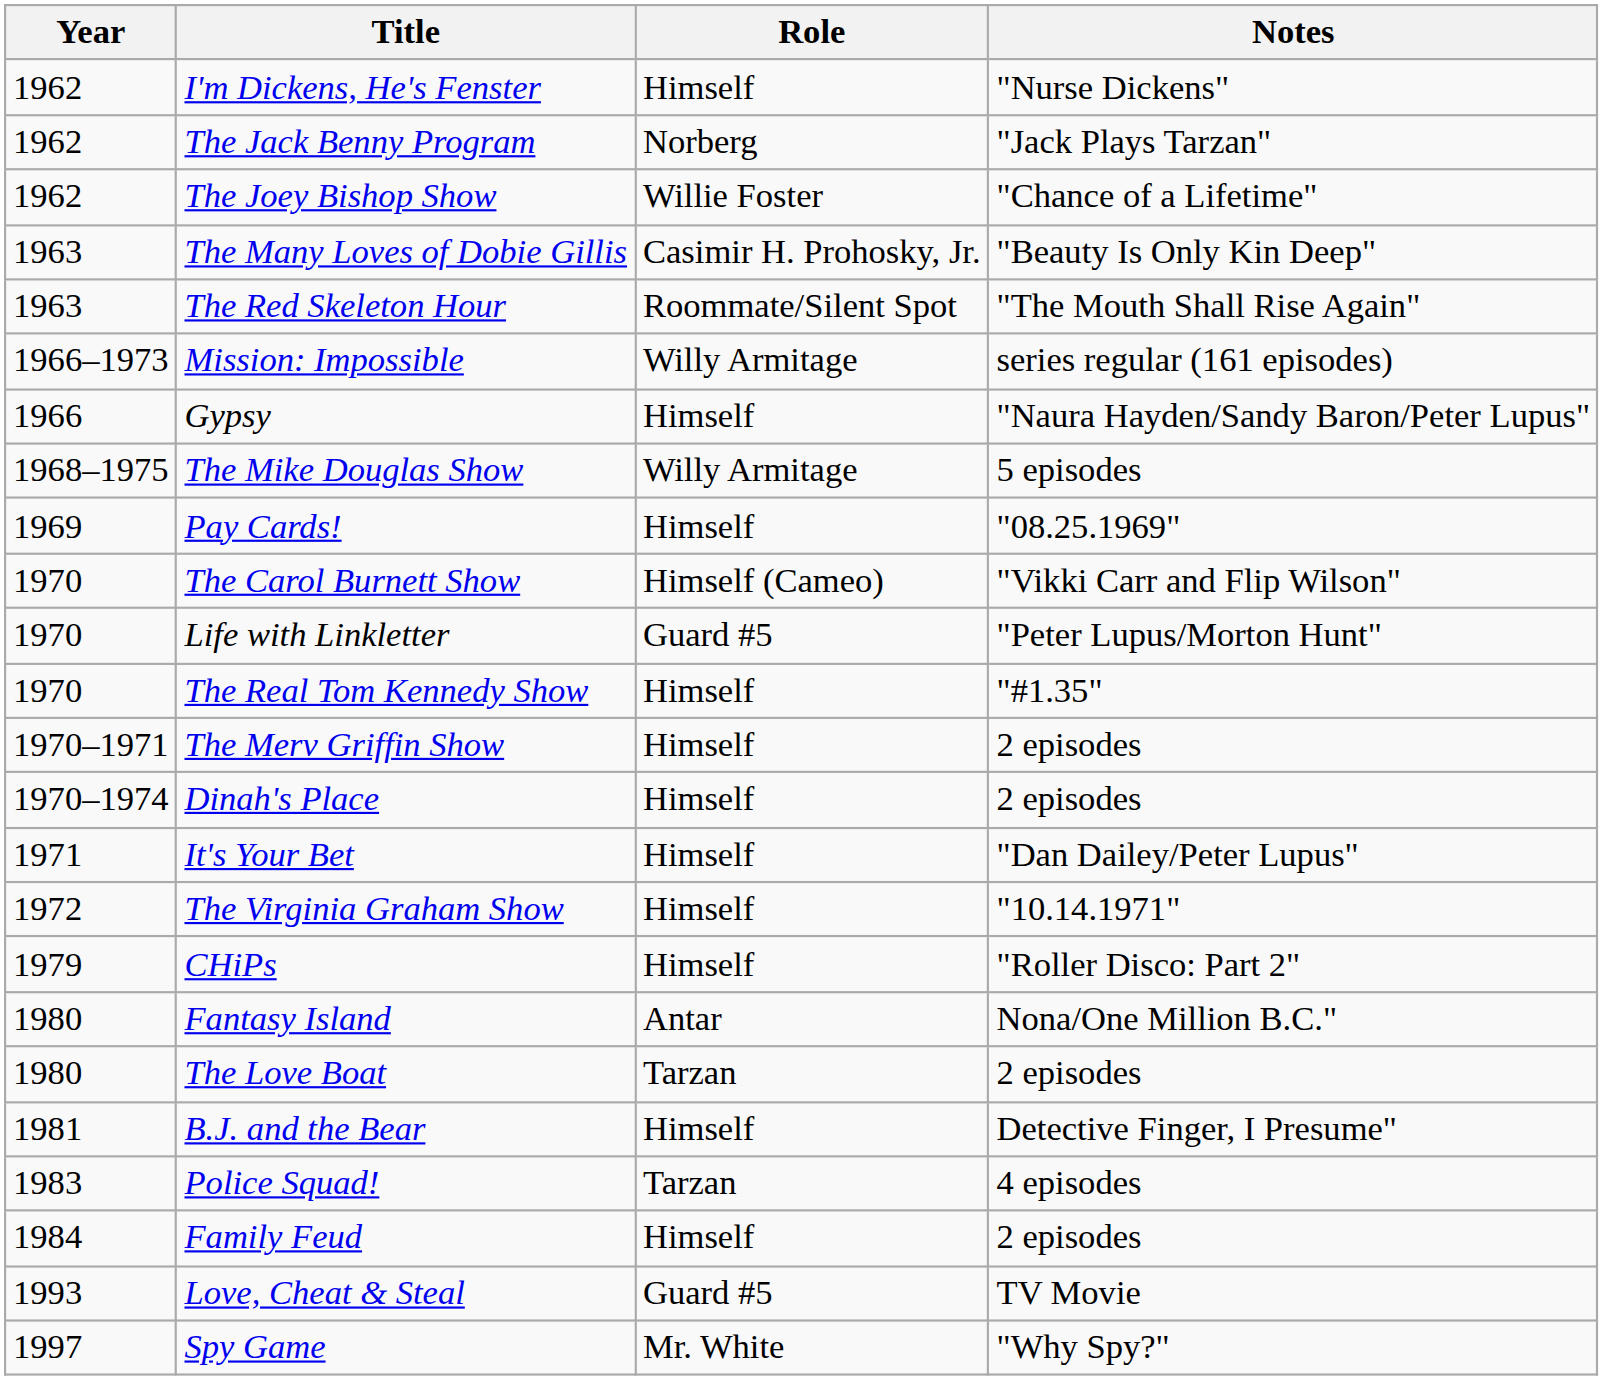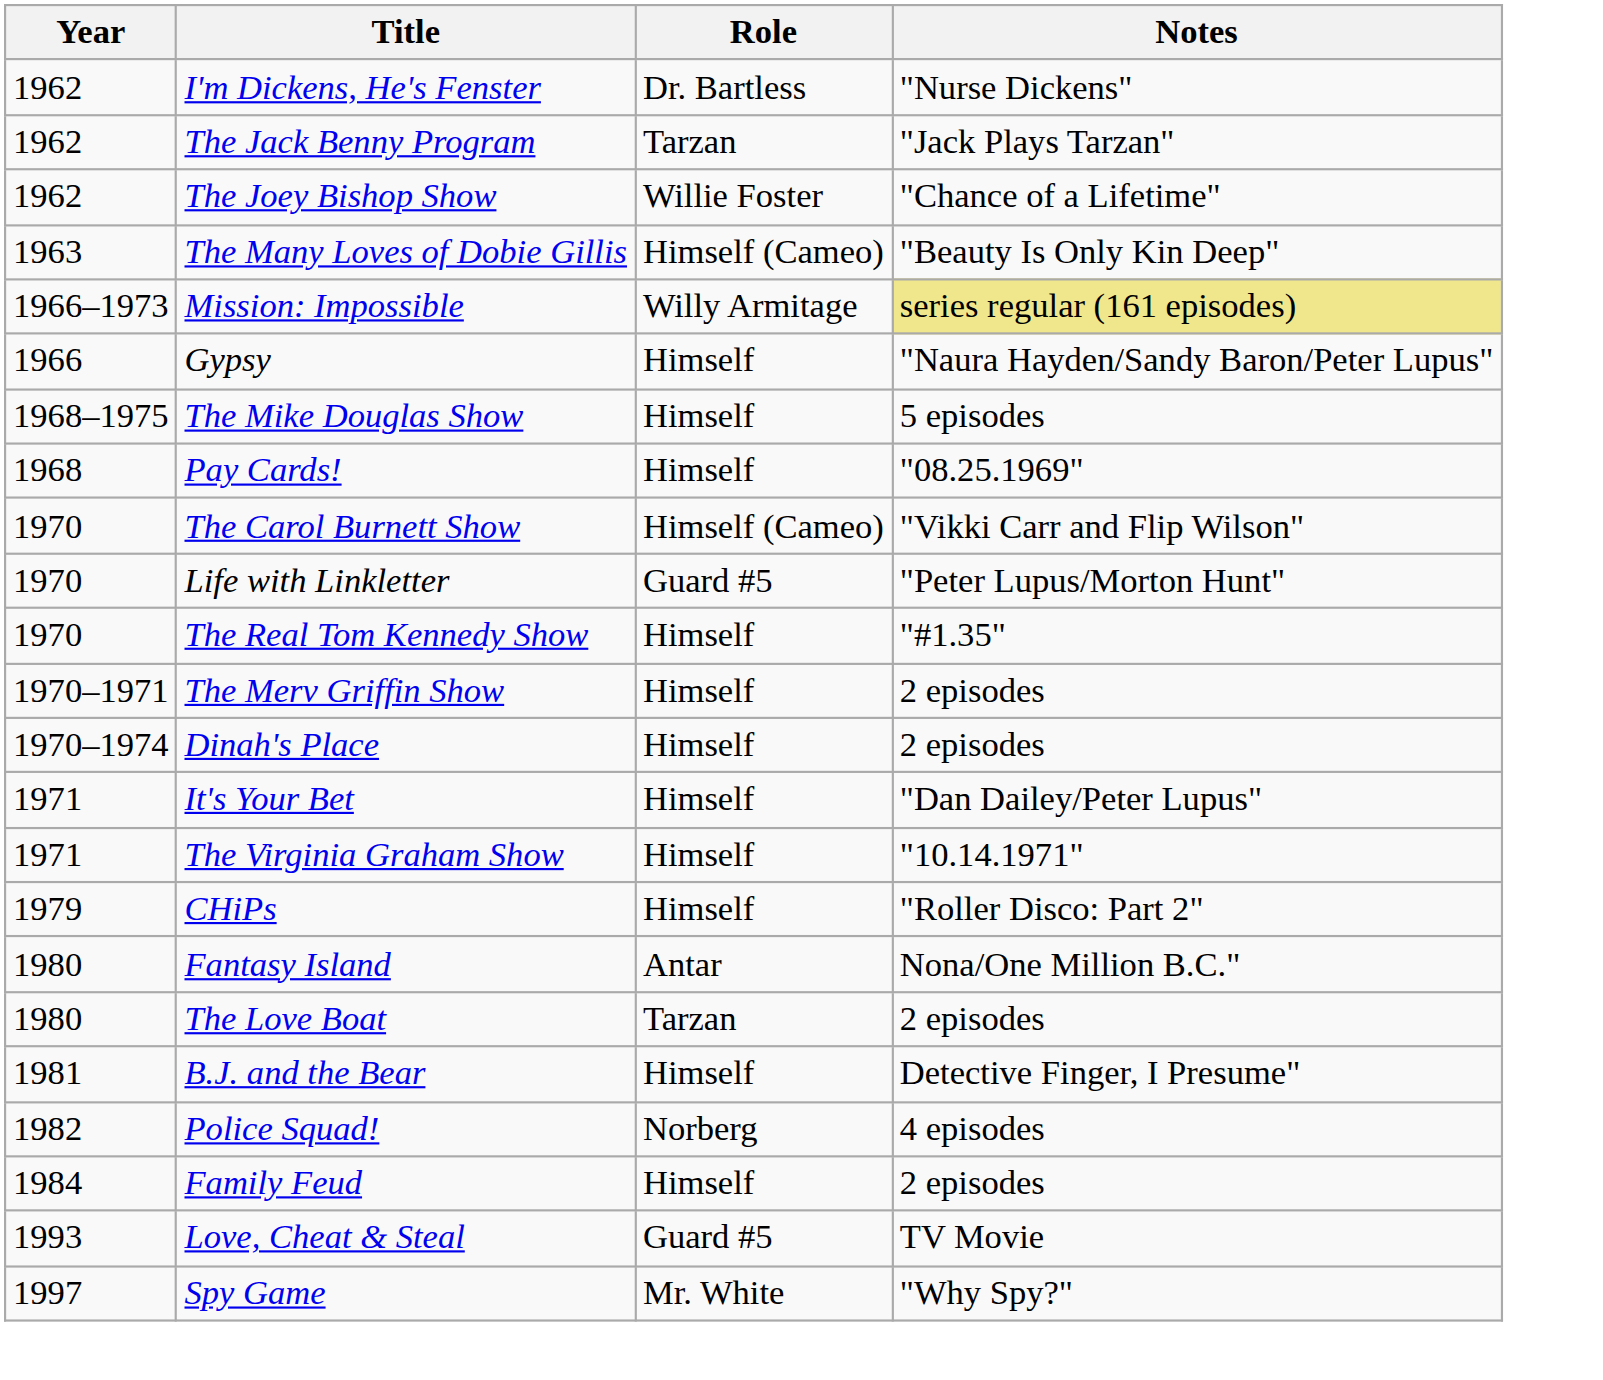(699, 86) Himself -> (725, 86) Dr. Bartless
(700, 141) Norberg -> (690, 141) Tarzan
(812, 251) Casimir H. Prohosky, Jr. -> (763, 251) Himself (Cameo)
- row: (345, 305)
(1195, 360) no background -> (1098, 305) khaki background
(750, 470) Willy Armitage -> (699, 415) Himself
(48, 525) 1969 -> (48, 470) 1968
(48, 908) 1972 -> (48, 854) 1971
(48, 1182) 1983 -> (48, 1128) 1982
(690, 1182) Tarzan -> (700, 1128) Norberg
